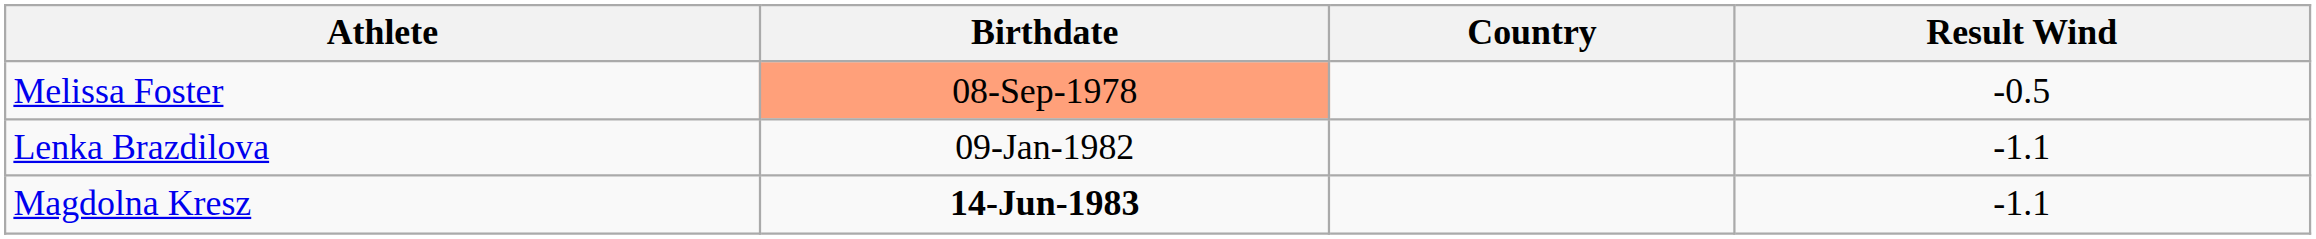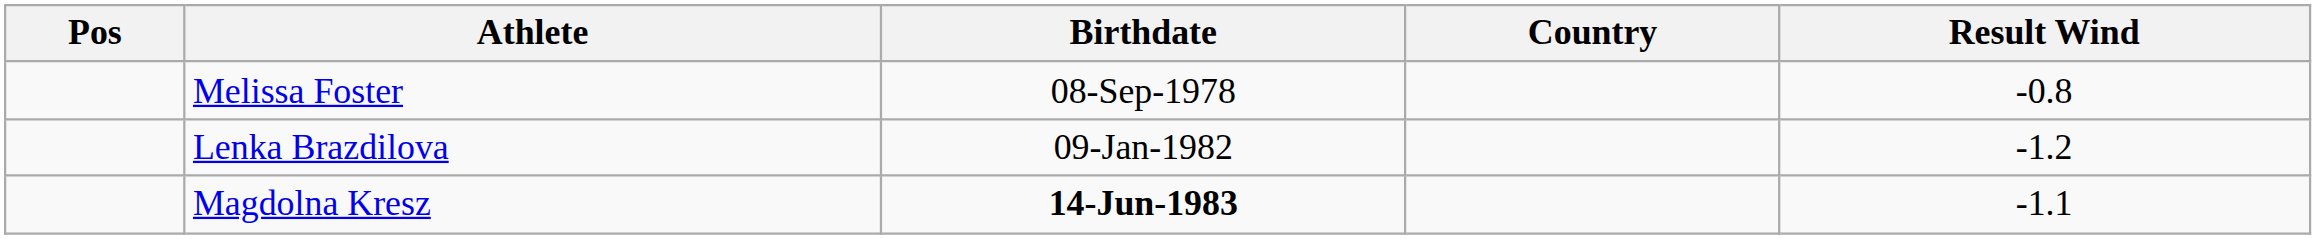+ column: (95, 32)
(1045, 89) lightsalmon background -> (1143, 89) no background
(2022, 89) -0.5 -> (2044, 89) -0.8
(2022, 146) -1.1 -> (2044, 146) -1.2
